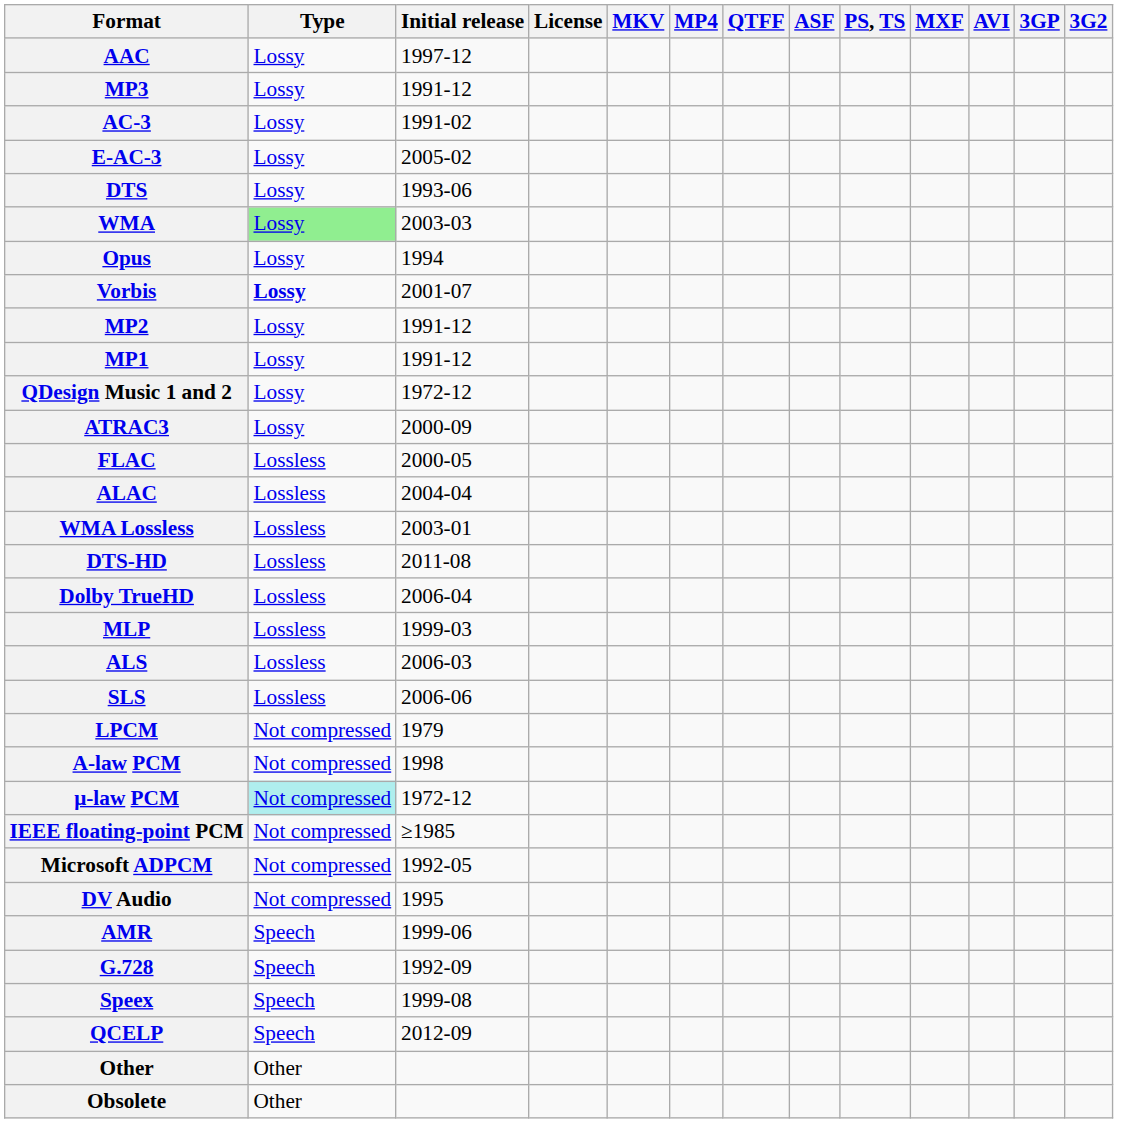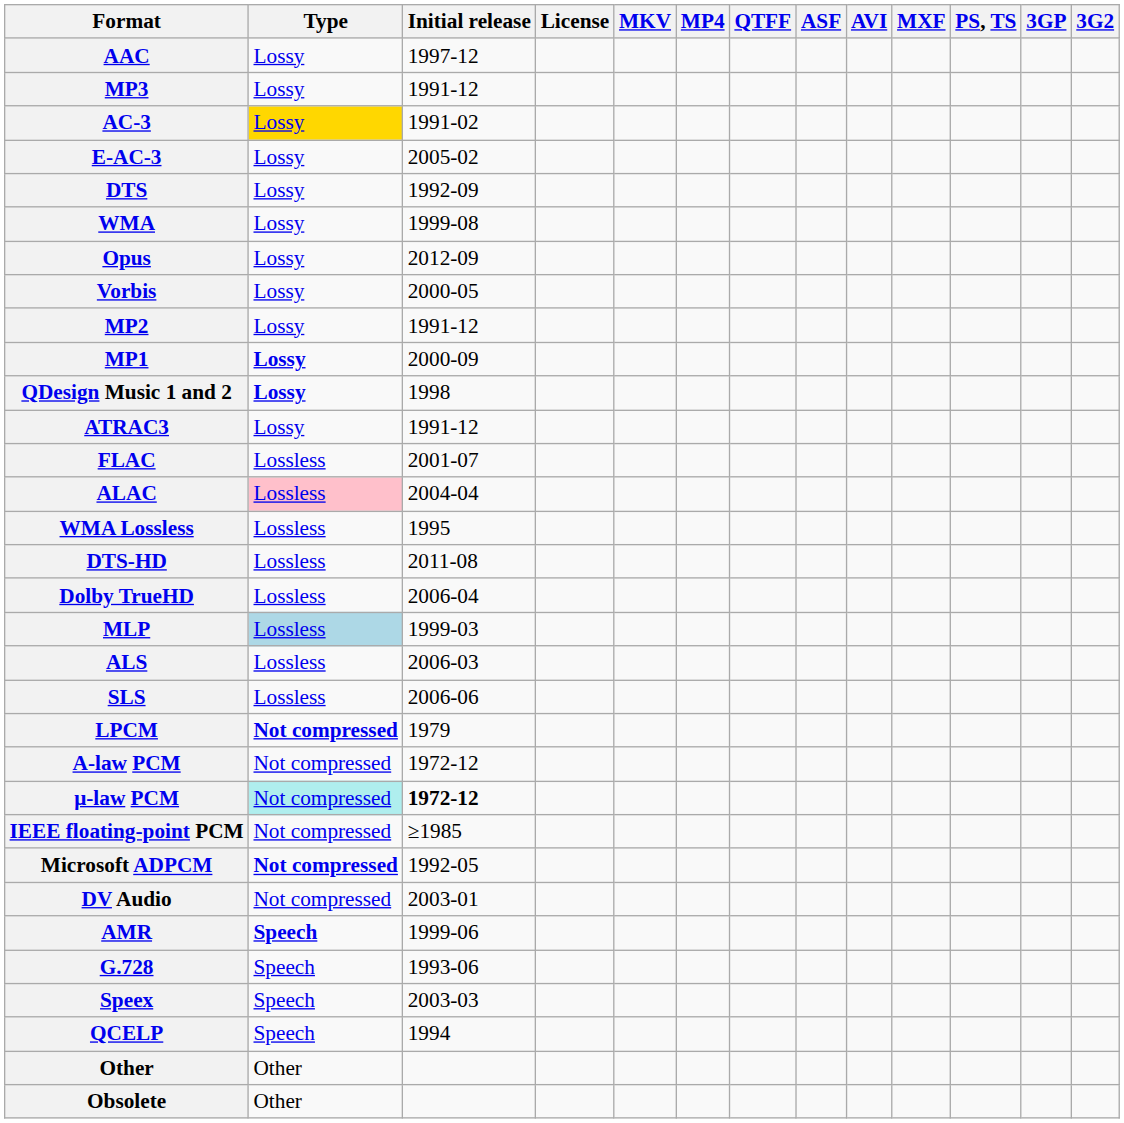columns swapped: (992, 21) <-> (875, 21)
(279, 122) no background -> (279, 122) gold background
(436, 190) 1993-06 -> (443, 190) 1992-09
(279, 223) lightgreen background -> (279, 223) no background
(436, 223) 2003-03 -> (443, 223) 1999-08
(422, 257) 1994 -> (443, 257) 2012-09
(280, 291) bold -> (279, 291) normal
(436, 291) 2001-07 -> (443, 291) 2000-05
(279, 358) normal -> (280, 358) bold
(436, 358) 1991-12 -> (443, 358) 2000-09
(279, 392) normal -> (280, 392) bold
(436, 392) 1972-12 -> (429, 392) 1998
(436, 426) 2000-09 -> (443, 426) 1991-12
(436, 460) 2000-05 -> (443, 460) 2001-07
(290, 493) no background -> (290, 493) pink background
(436, 527) 2003-01 -> (429, 527) 1995
(290, 628) no background -> (290, 628) lightblue background
(322, 730) normal -> (326, 730) bold
(422, 763) 1998 -> (443, 763) 1972-12
(436, 797) normal -> (443, 797) bold
(322, 865) normal -> (326, 865) bold
(422, 898) 1995 -> (443, 898) 2003-01
(284, 932) normal -> (285, 932) bold
(436, 966) 1992-09 -> (443, 966) 1993-06
(436, 1000) 1999-08 -> (443, 1000) 2003-03
(436, 1033) 2012-09 -> (429, 1033) 1994
